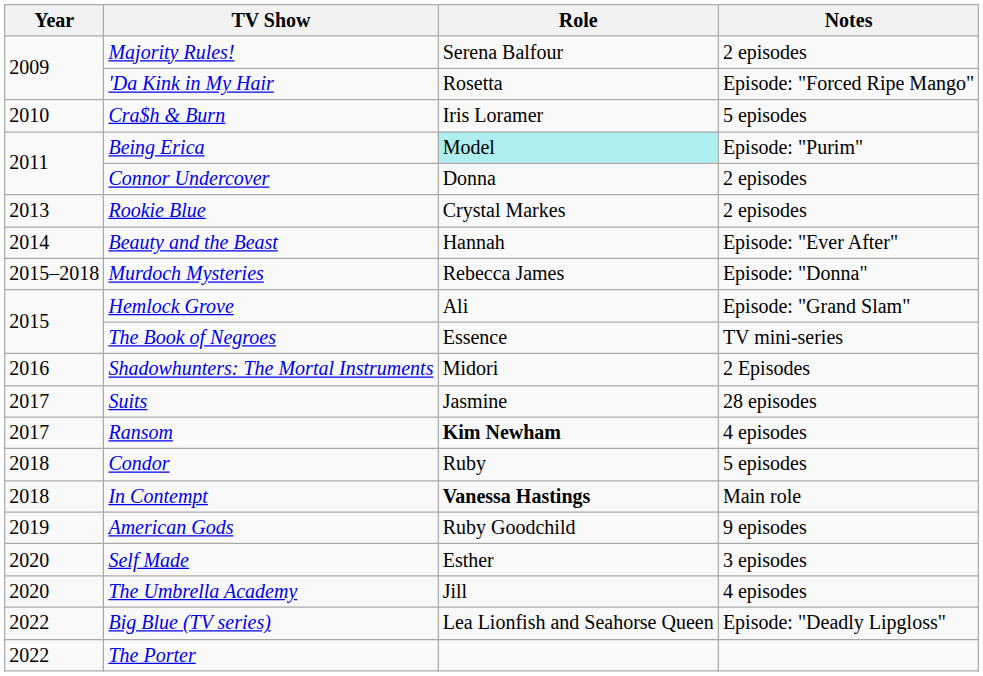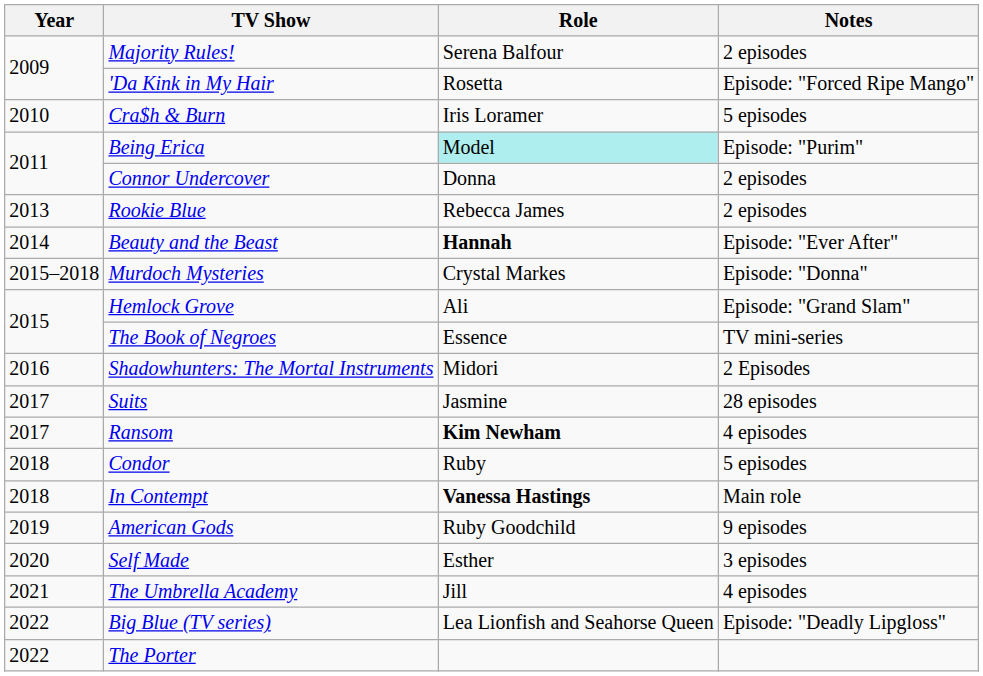(504, 210) Crystal Markes -> (503, 210) Rebecca James
(474, 242) normal -> (477, 242) bold
(503, 274) Rebecca James -> (504, 274) Crystal Markes
(29, 591) 2020 -> (29, 591) 2021
